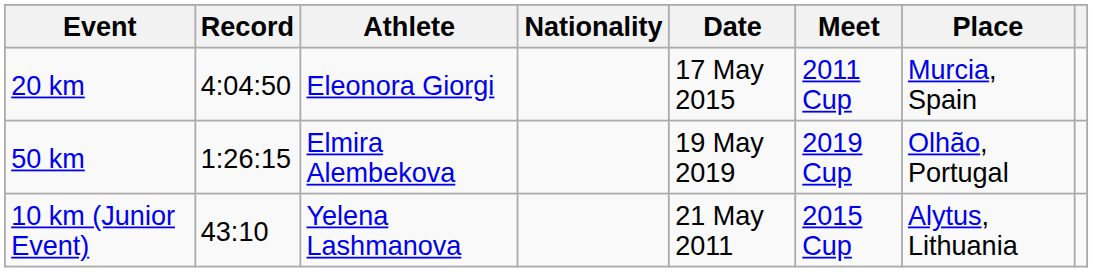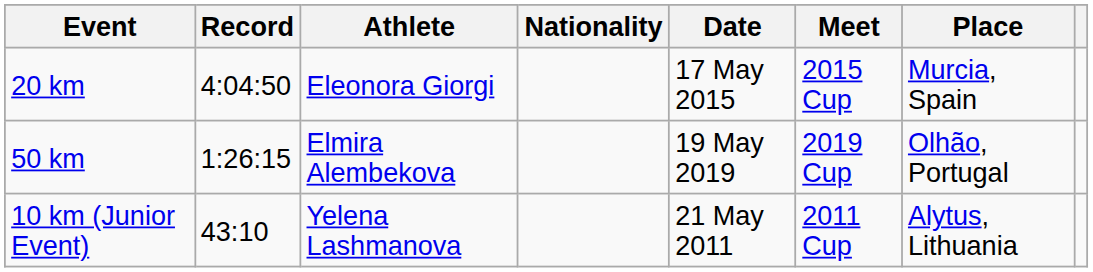(831, 84) 2011 Cup -> (832, 84) 2015 Cup
(832, 231) 2015 Cup -> (831, 231) 2011 Cup
